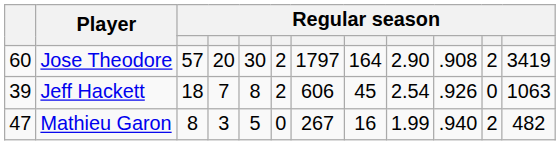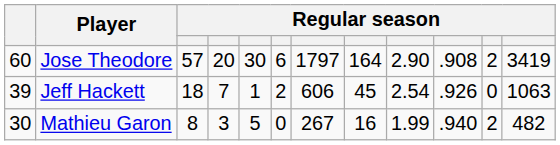(281, 60) 2 -> (281, 60) 6
(255, 92) 8 -> (255, 92) 1
(20, 123) 47 -> (20, 123) 30
